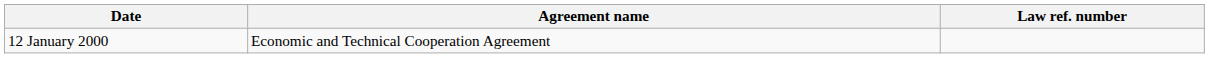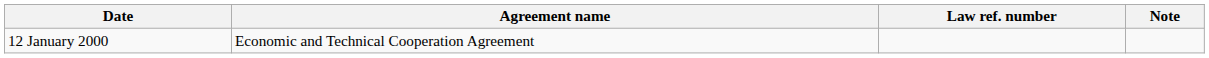+ column: (1165, 16)
